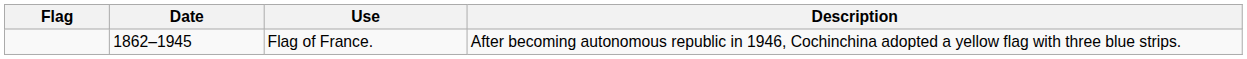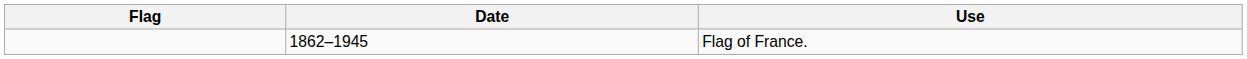- column: (855, 16)
